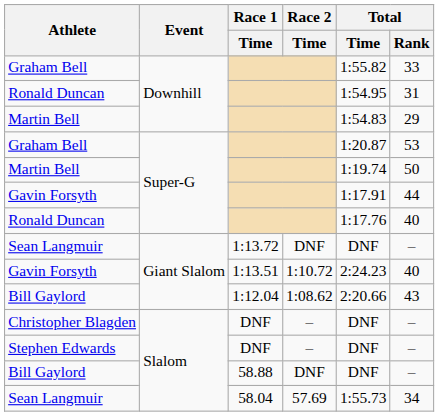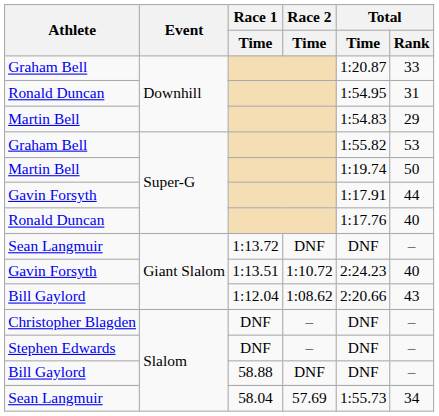(363, 68) 1:55.82 -> (363, 68) 1:20.87
(363, 144) 1:20.87 -> (363, 144) 1:55.82
